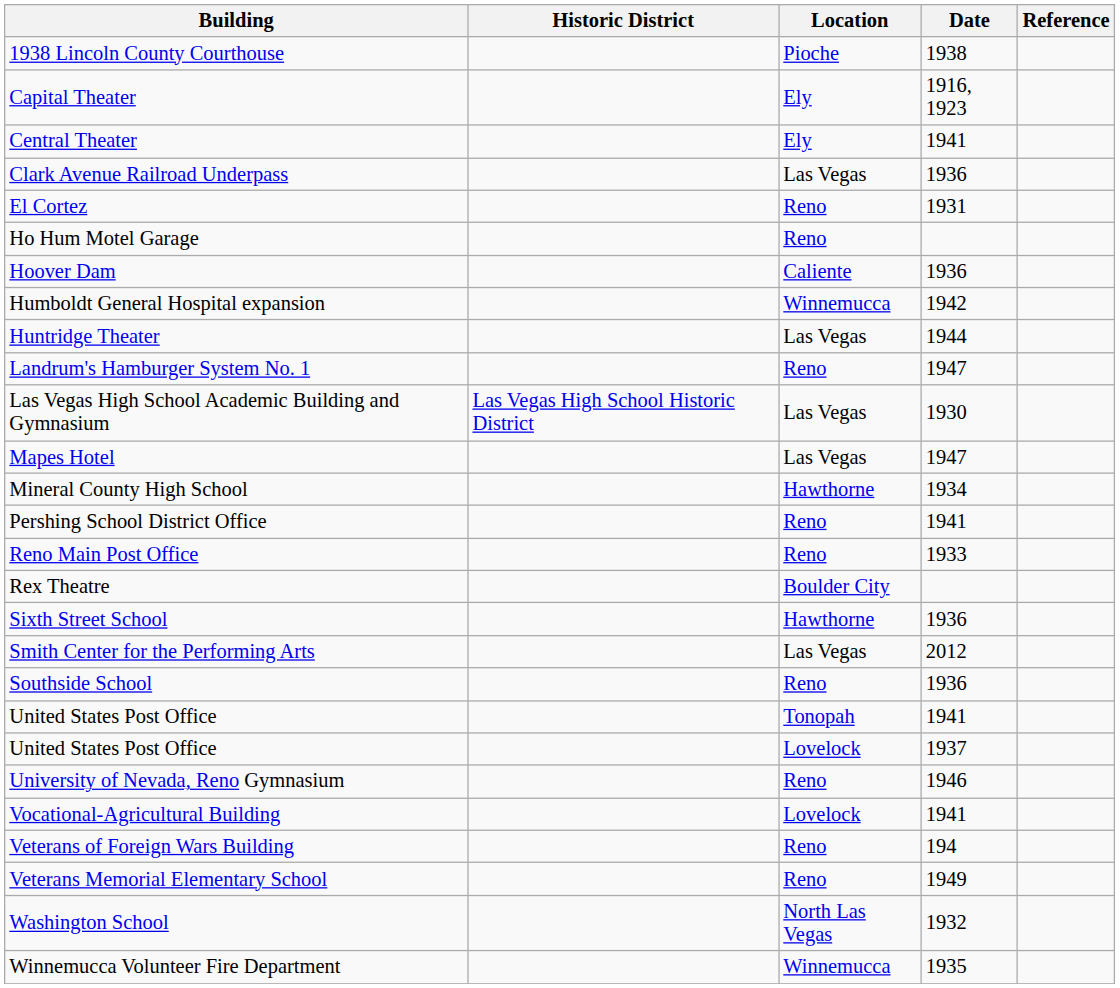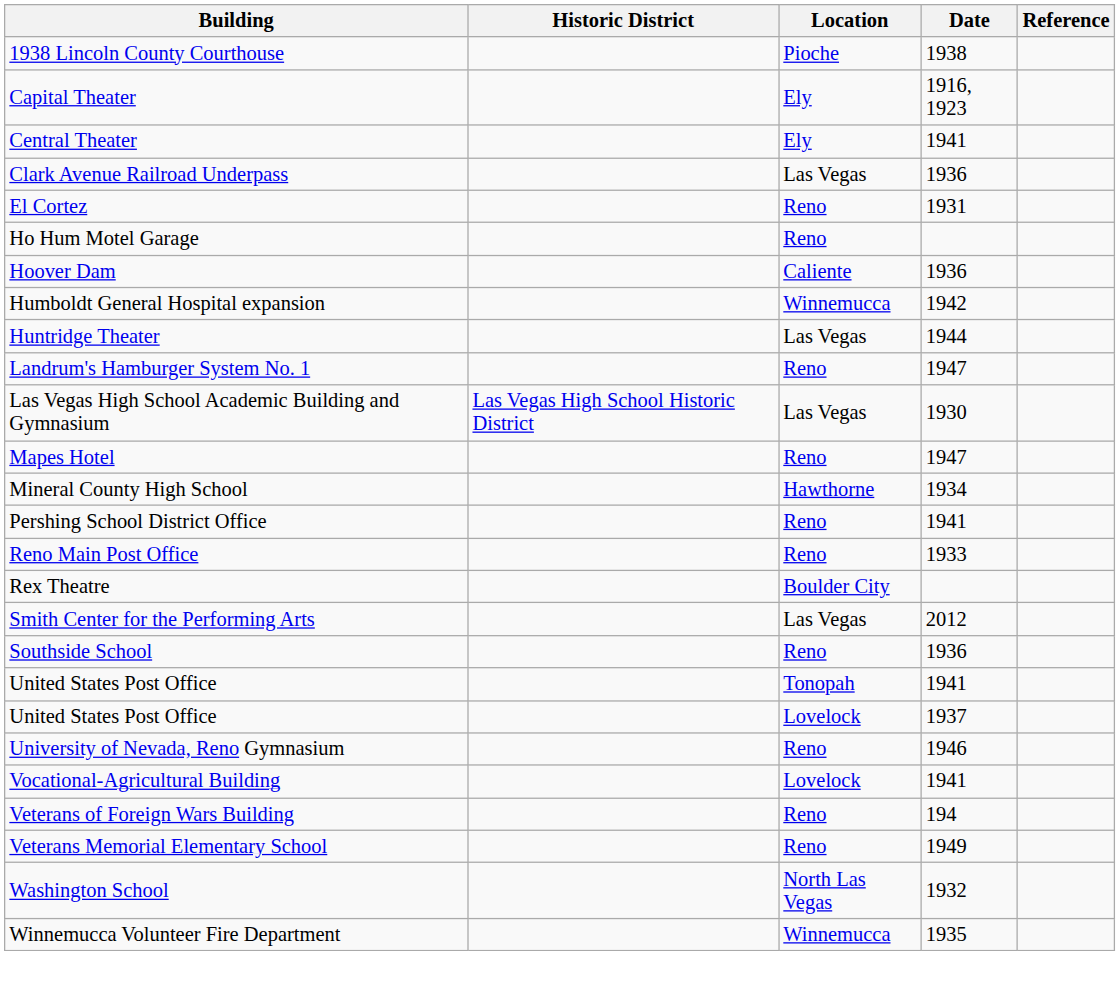(825, 456) Las Vegas -> (805, 456) Reno
- row: (88, 618)
